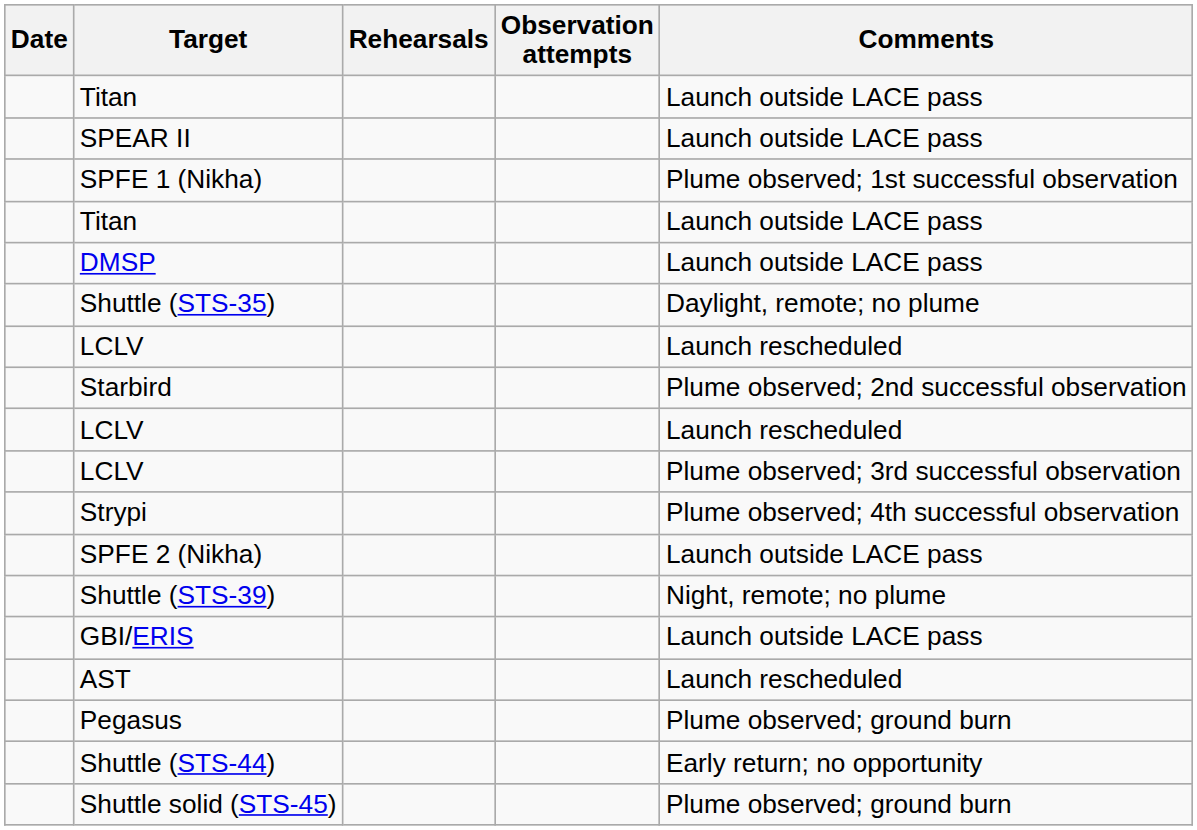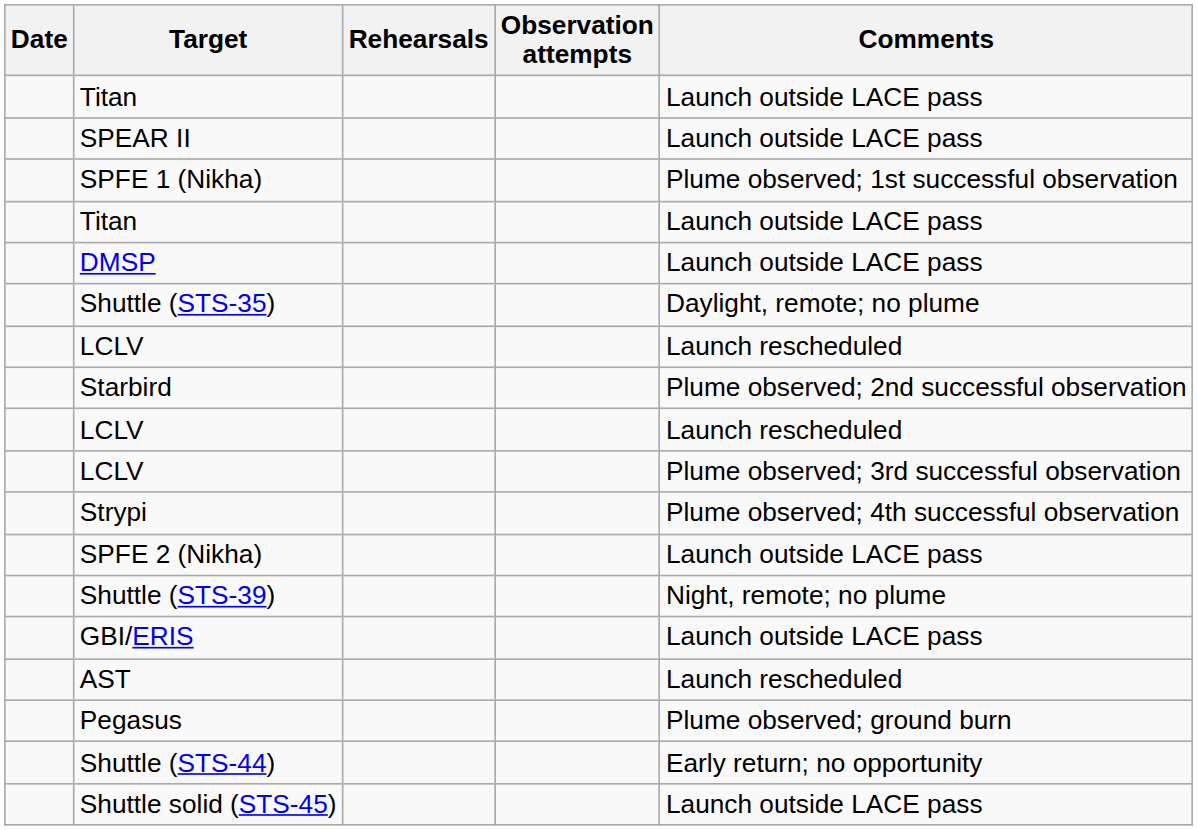(839, 803) Plume observed; ground burn -> (824, 803) Launch outside LACE pass
